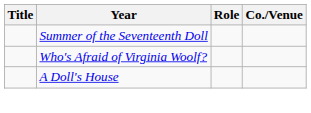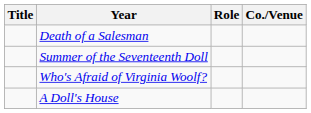+ row: (94, 35)
